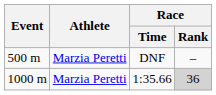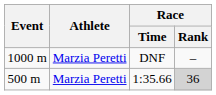(24, 58) 500 m -> (27, 58) 1000 m
(27, 79) 1000 m -> (24, 79) 500 m
